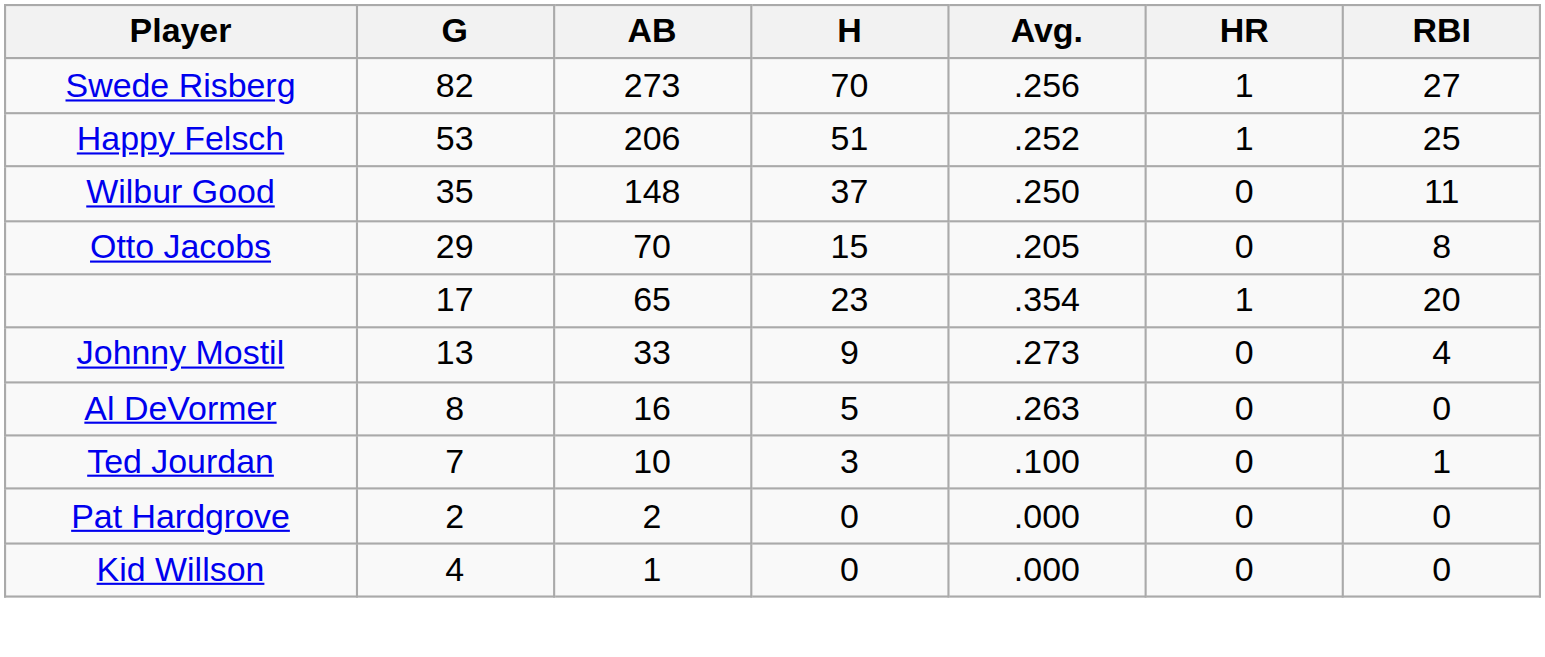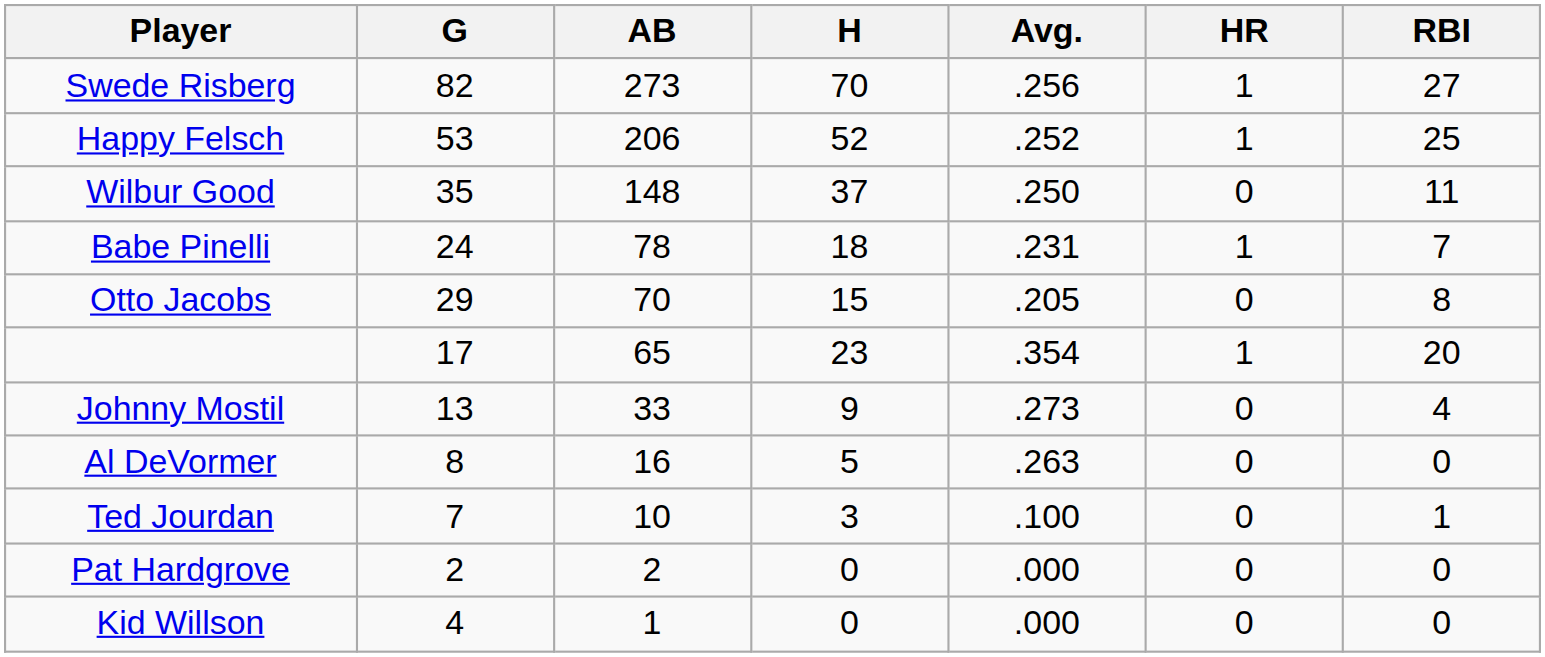(849, 138) 51 -> (849, 138) 52
+ row: (181, 246)
